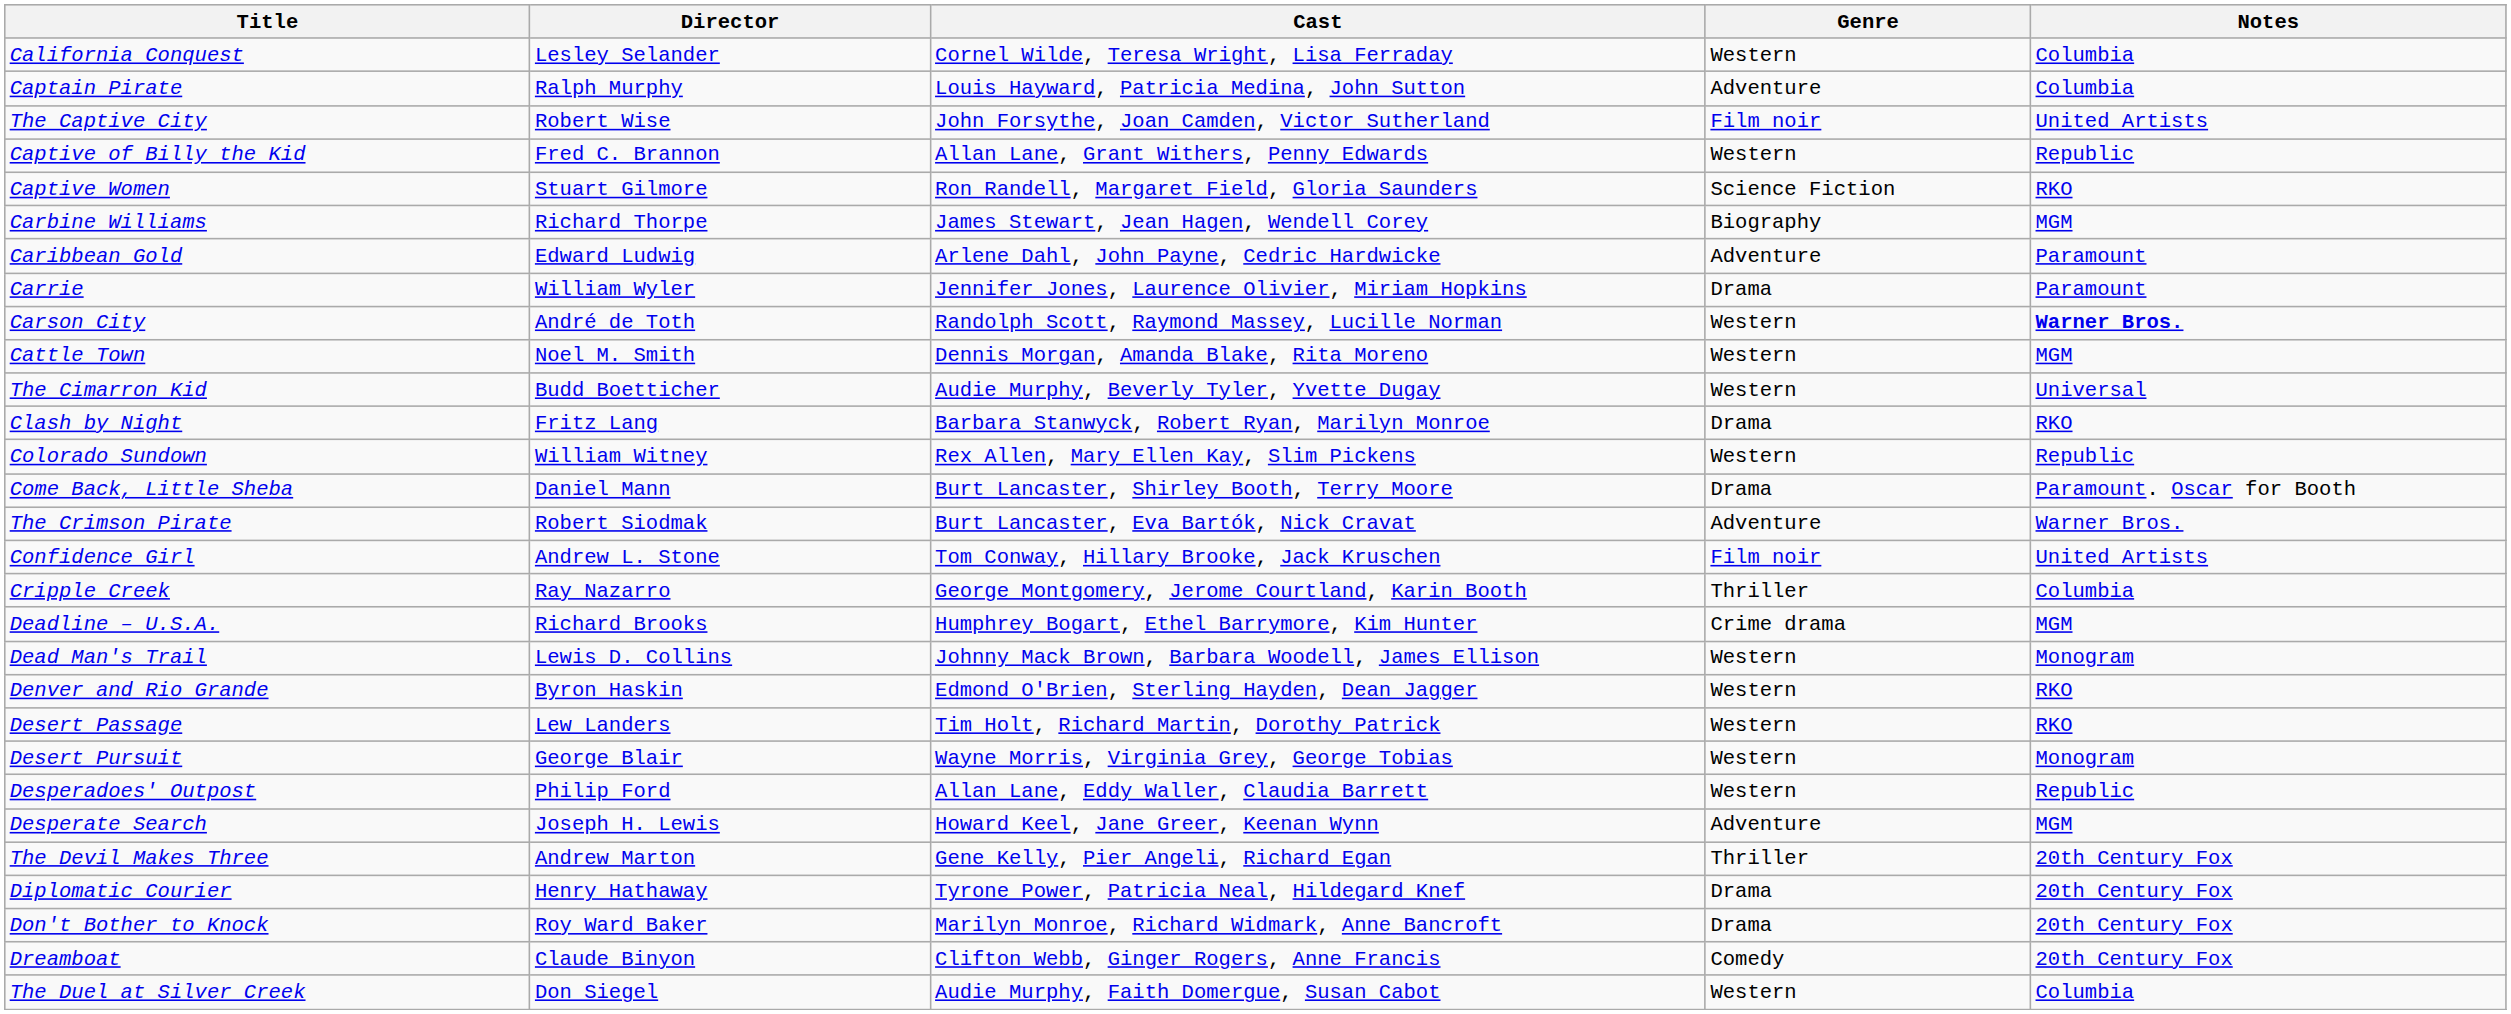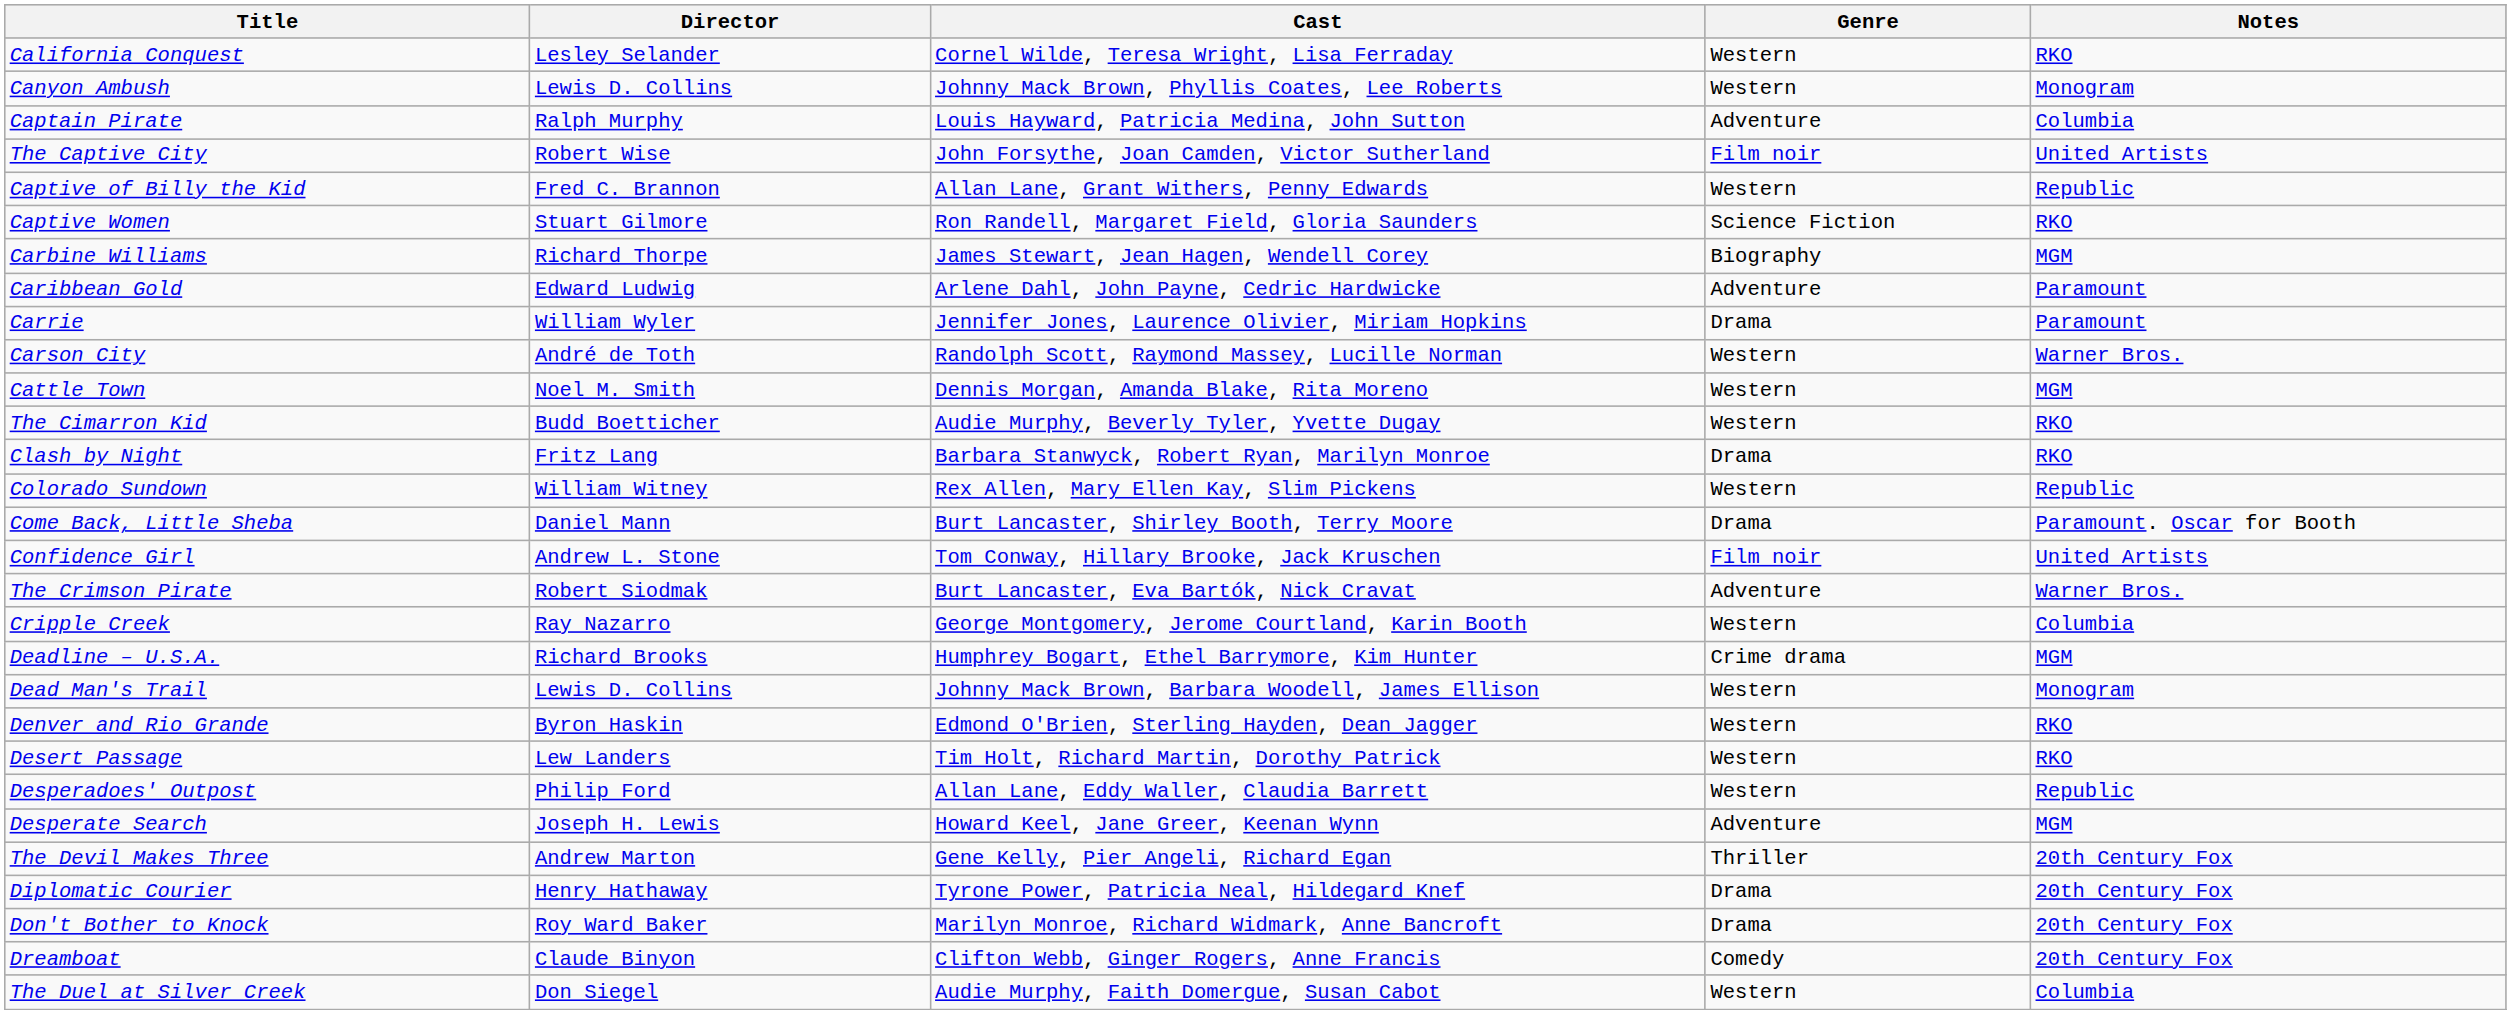(2085, 55) Columbia -> (2054, 55) RKO
+ row: (90, 88)
(2109, 323) bold -> (2109, 356) normal
(2091, 390) Universal -> (2054, 423) RKO
rows swapped: (102, 557) <-> (121, 524)
(1760, 591) Thriller -> (1754, 624) Western
- row: (96, 758)
